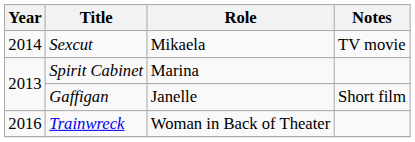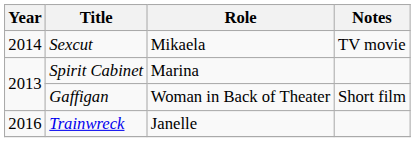(174, 96) Janelle -> (241, 96) Woman in Back of Theater
(241, 123) Woman in Back of Theater -> (174, 123) Janelle
